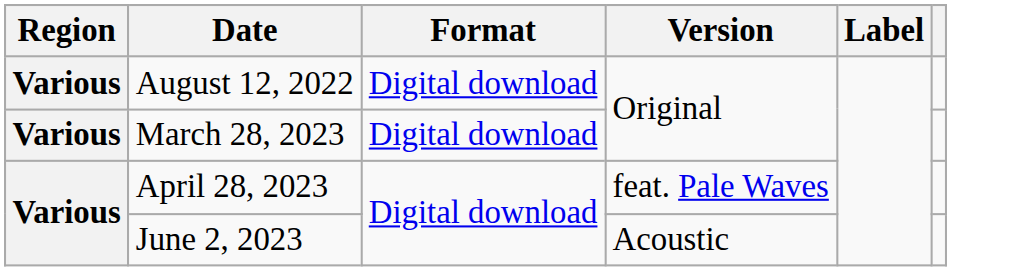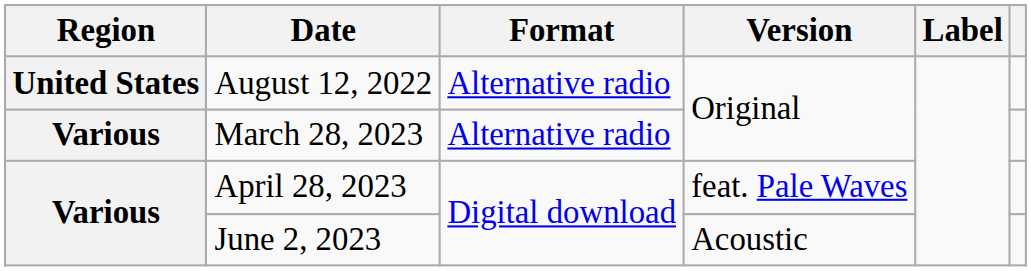(67, 82) Various -> (106, 82) United States
(483, 82) Digital download -> (559, 82) Alternative radio
(483, 134) Digital download -> (559, 134) Alternative radio
